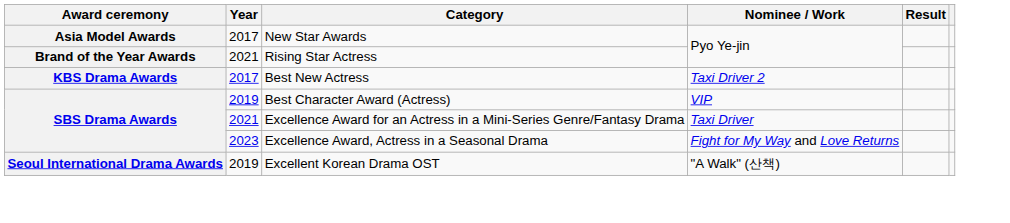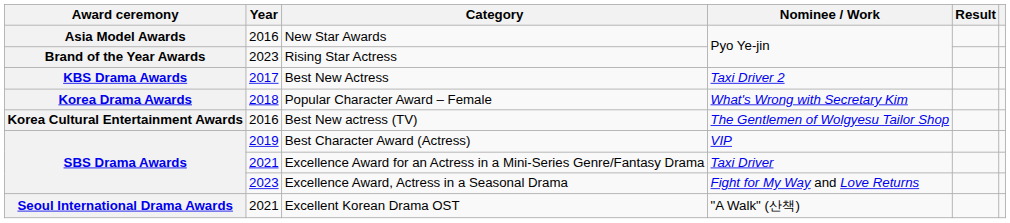(244, 36) 2017 -> (264, 36) 2016
(244, 57) 2021 -> (264, 57) 2023
+ row: (388, 99)
+ row: (351, 120)
(244, 163) 2019 -> (264, 205) 2021
